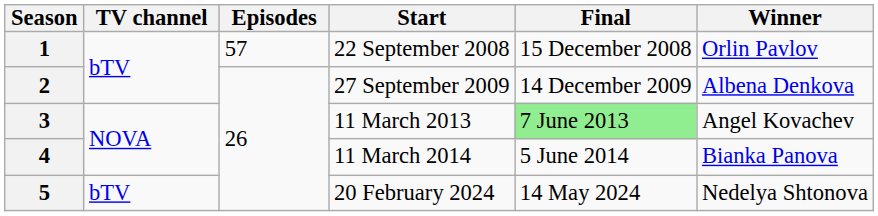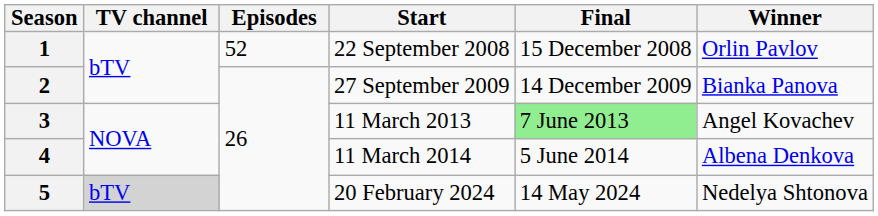(236, 49) 57 -> (236, 49) 52
(778, 84) Albena Denkova -> (770, 84) Bianka Panova
(770, 156) Bianka Panova -> (778, 156) Albena Denkova
(110, 192) no background -> (110, 192) lightgrey background
